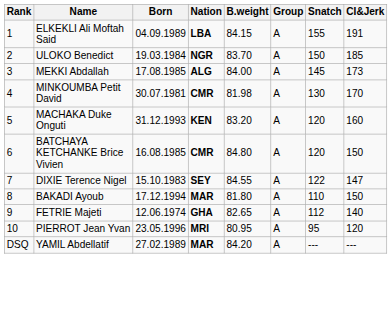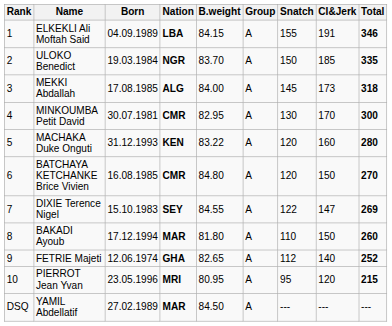+ column: (373, 12)
(239, 93) 81.98 -> (211, 116) 82.95
(239, 120) 83.20 -> (211, 143) 83.22
(239, 245) 84.20 -> (211, 307) 84.50
